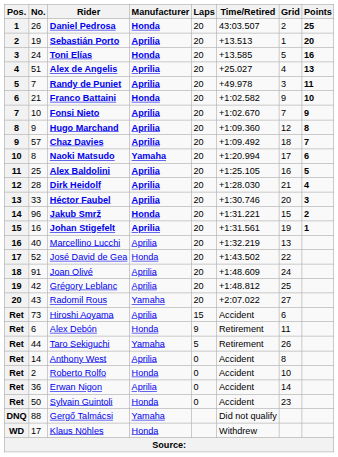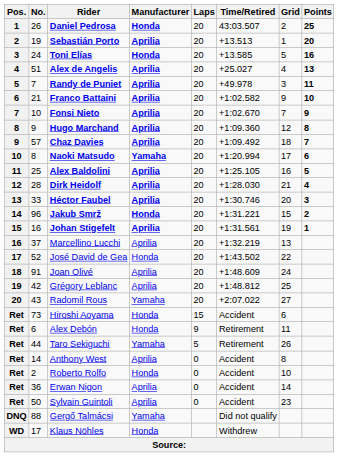(146, 98) Honda -> (146, 98) Aprilia
(36, 243) 40 -> (36, 243) 37
(144, 315) Aprilia -> (145, 315) Honda
(145, 402) Honda -> (144, 402) Aprilia
